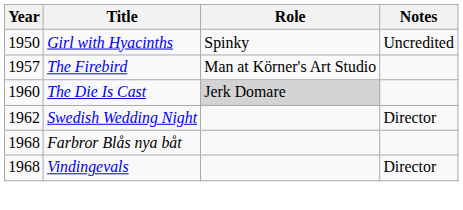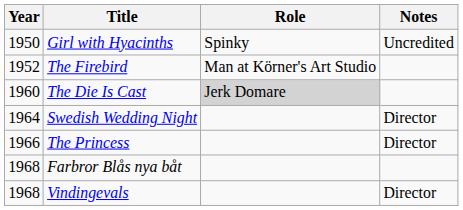(24, 67) 1957 -> (24, 67) 1952
(24, 117) 1962 -> (24, 117) 1964
+ row: (88, 142)
